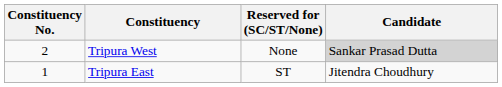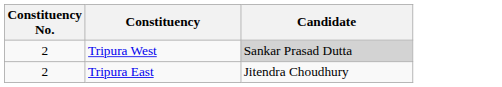- column: (283, 22)
(45, 72) 1 -> (45, 72) 2
